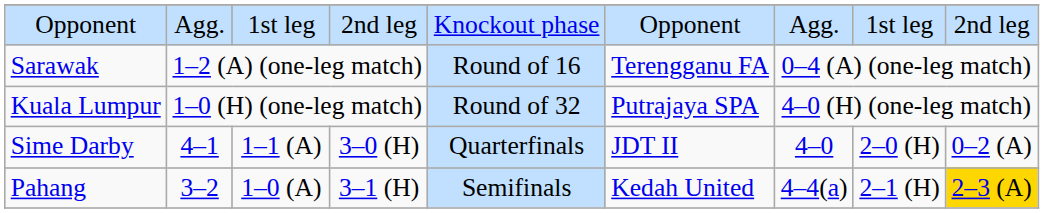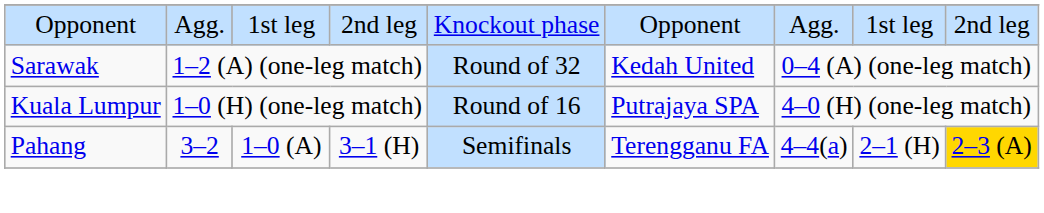(517, 65) Round of 16 -> (517, 65) Round of 32
(690, 65) Terengganu FA -> (683, 65) Kedah United
(517, 106) Round of 32 -> (517, 106) Round of 16
- row: (72, 146)
(683, 187) Kedah United -> (690, 146) Terengganu FA
